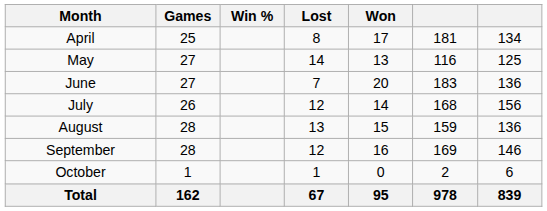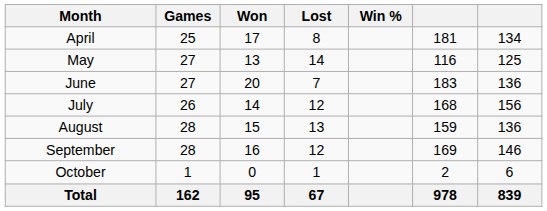columns swapped: (381, 16) <-> (252, 16)
